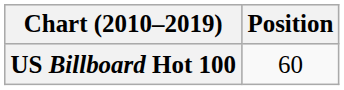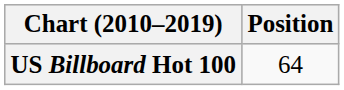(290, 63) 60 -> (290, 63) 64
